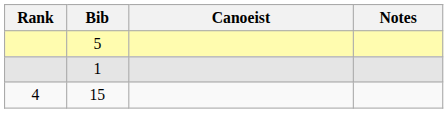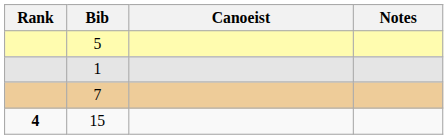+ row: (97, 95)
(35, 95) normal -> (35, 121) bold
